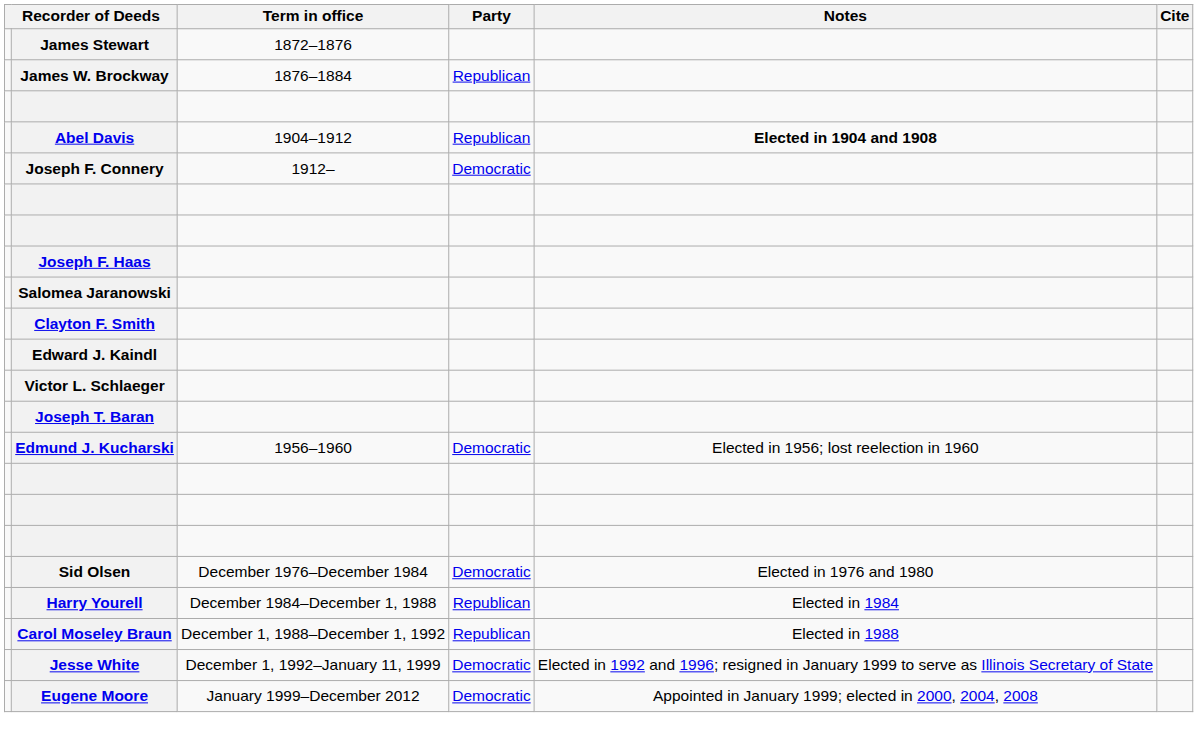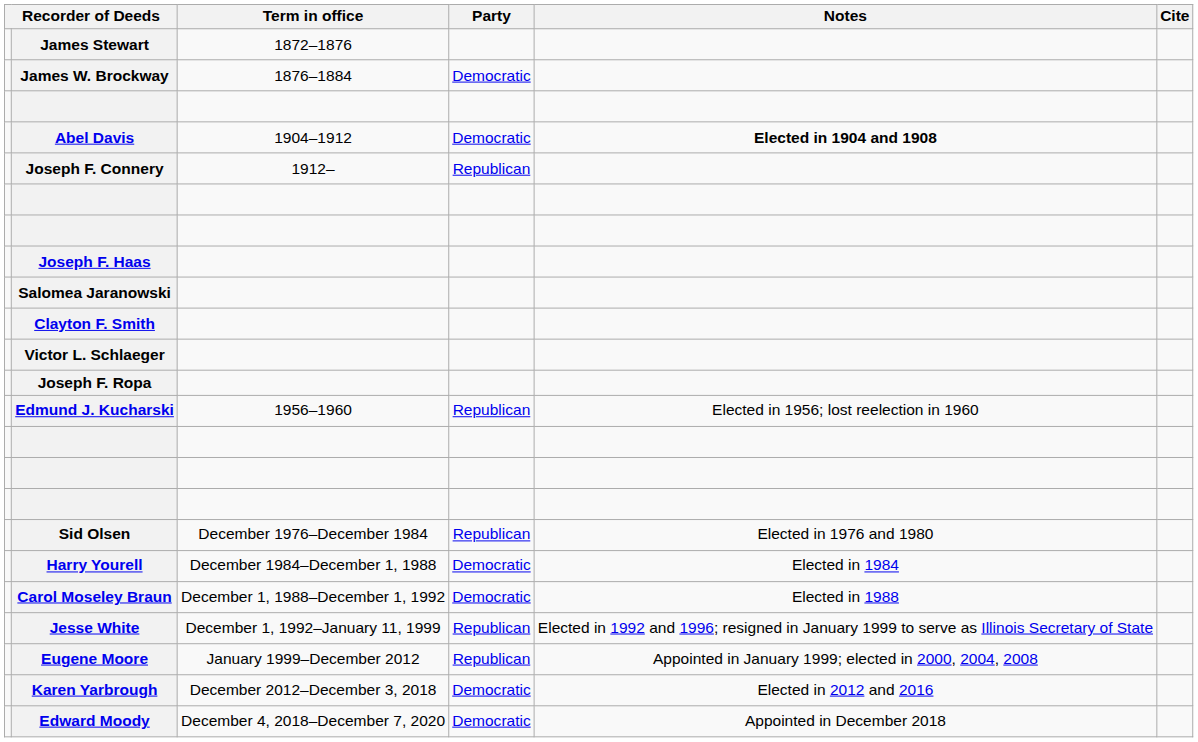(491, 75) Republican -> (491, 75) Democratic
(491, 137) Republican -> (491, 137) Democratic
(491, 168) Democratic -> (491, 168) Republican
- row: (95, 355)
- row: (95, 417)
+ row: (95, 382)
(491, 448) Democratic -> (491, 410) Republican
(491, 572) Democratic -> (491, 534) Republican
(491, 603) Republican -> (491, 565) Democratic
(491, 634) Republican -> (491, 596) Democratic
(491, 665) Democratic -> (491, 627) Republican
(491, 696) Democratic -> (491, 659) Republican
+ row: (95, 690)
+ row: (95, 721)
